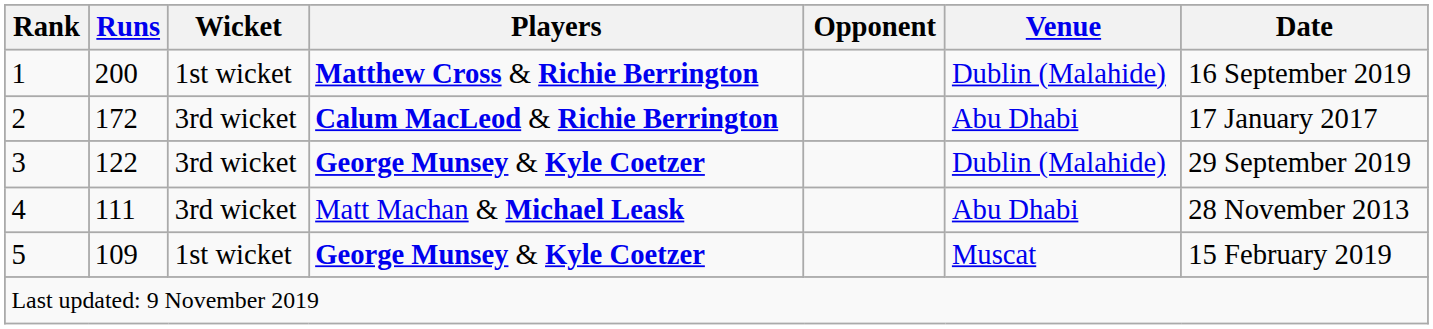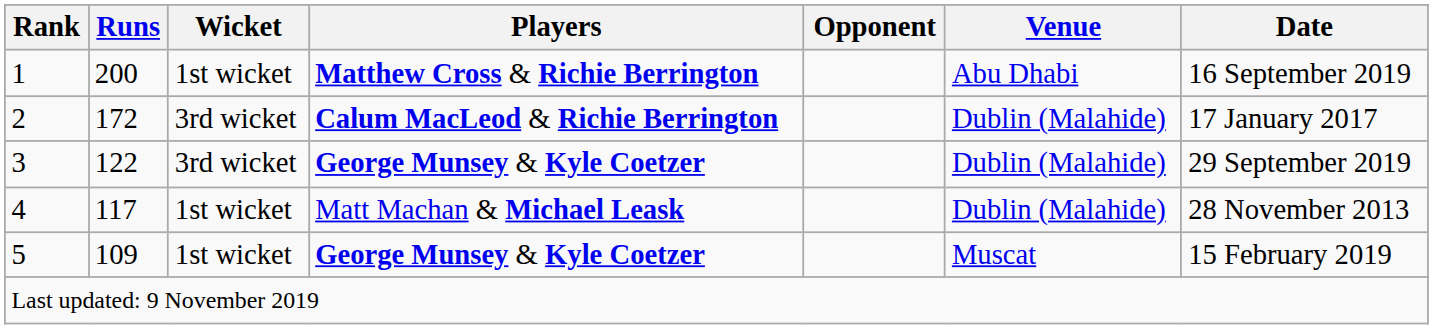(1059, 72) Dublin (Malahide) -> (1015, 72) Abu Dhabi
(1015, 118) Abu Dhabi -> (1059, 118) Dublin (Malahide)
(115, 208) 111 -> (116, 208) 117
(236, 208) 3rd wicket -> (233, 208) 1st wicket
(1015, 208) Abu Dhabi -> (1059, 208) Dublin (Malahide)
